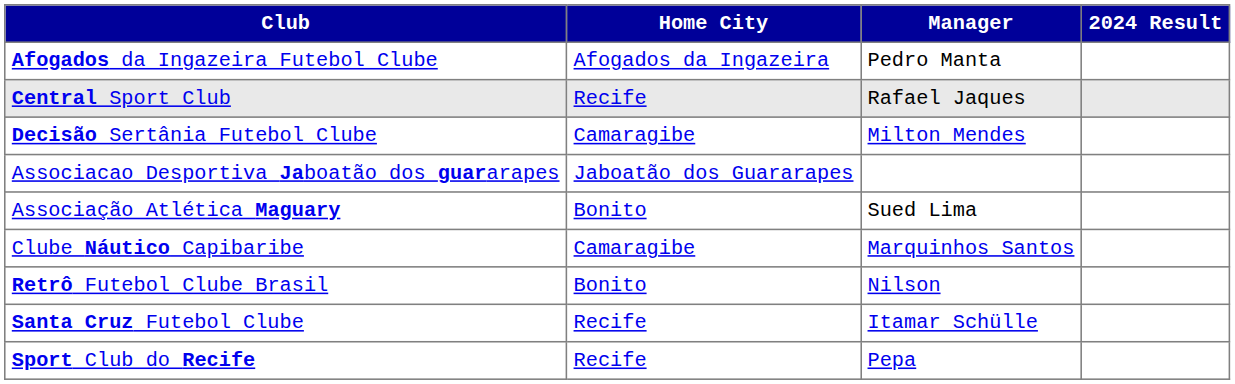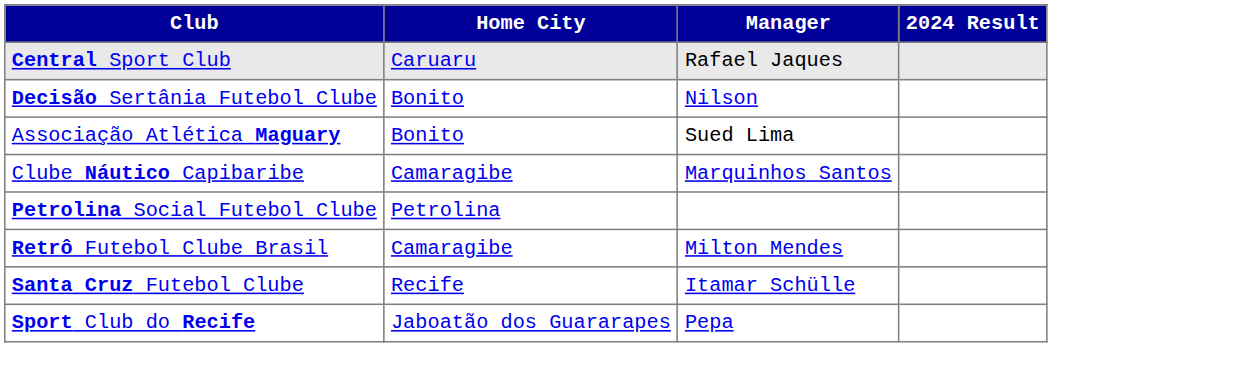- row: (225, 61)
(610, 98) Recife -> (434, 61) Caruaru
(634, 136) Camaragibe -> (427, 98) Bonito
(947, 136) Milton Mendes -> (721, 98) Nilson
- row: (286, 173)
+ row: (194, 211)
(610, 286) Bonito -> (452, 248) Camaragibe
(904, 286) Nilson -> (764, 248) Milton Mendes
(610, 360) Recife -> (531, 323) Jaboatão dos Guararapes
